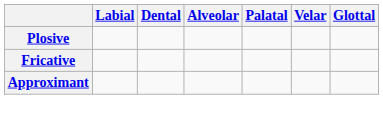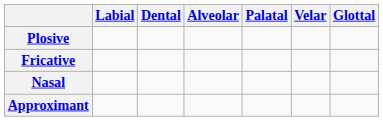+ row: (48, 82)
